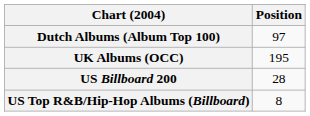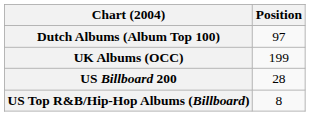(279, 57) 195 -> (279, 57) 199
